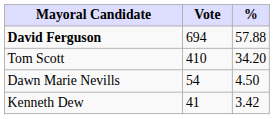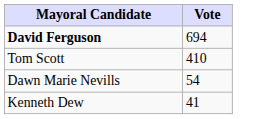- column: (251, 15)
